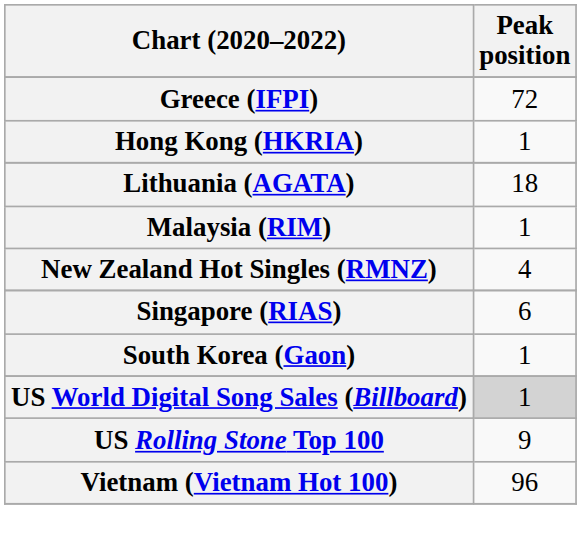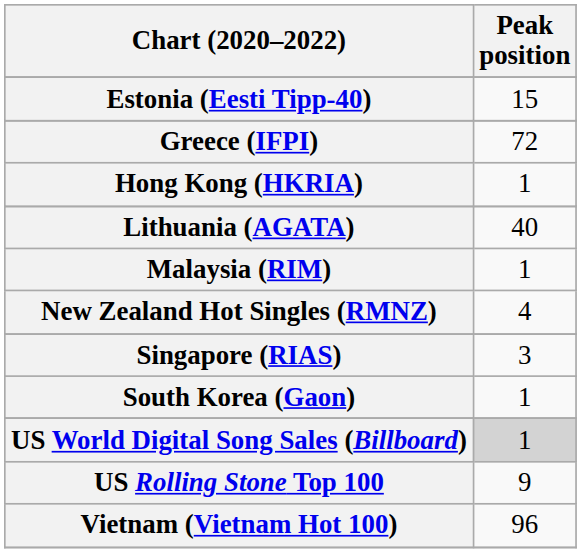+ row: (239, 98)
(525, 183) 18 -> (525, 226) 40
(525, 311) 6 -> (525, 354) 3
